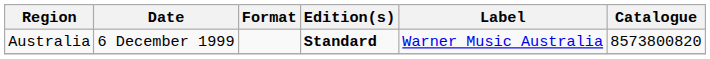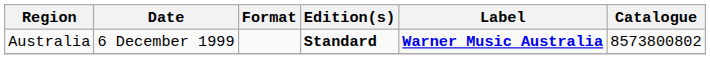(503, 42) normal -> (503, 42) bold
(656, 42) 8573800820 -> (656, 42) 8573800802
